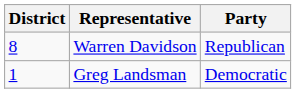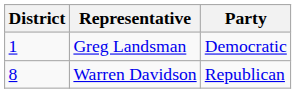rows swapped: (130, 74) <-> (135, 46)
